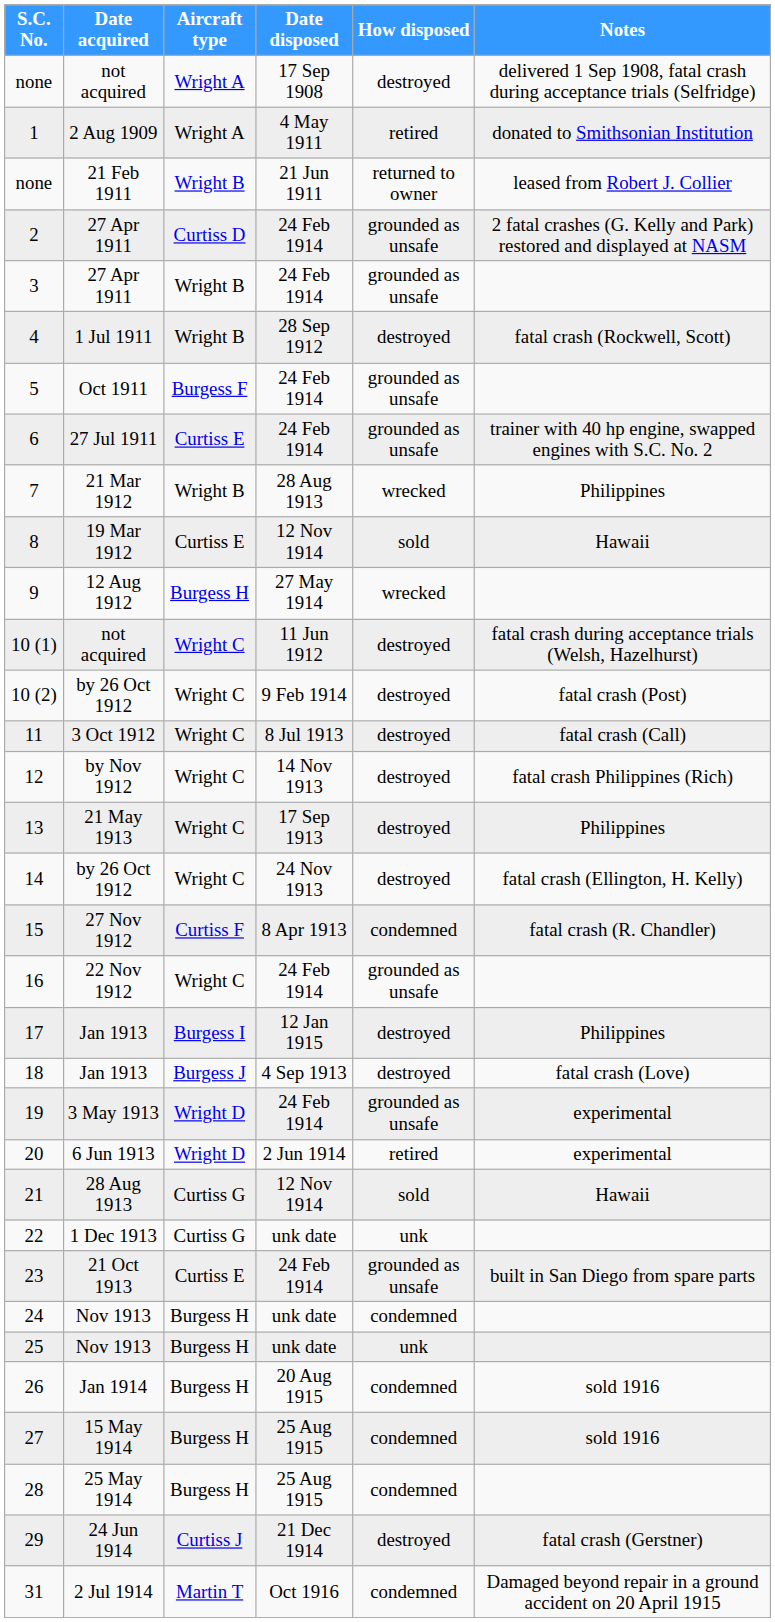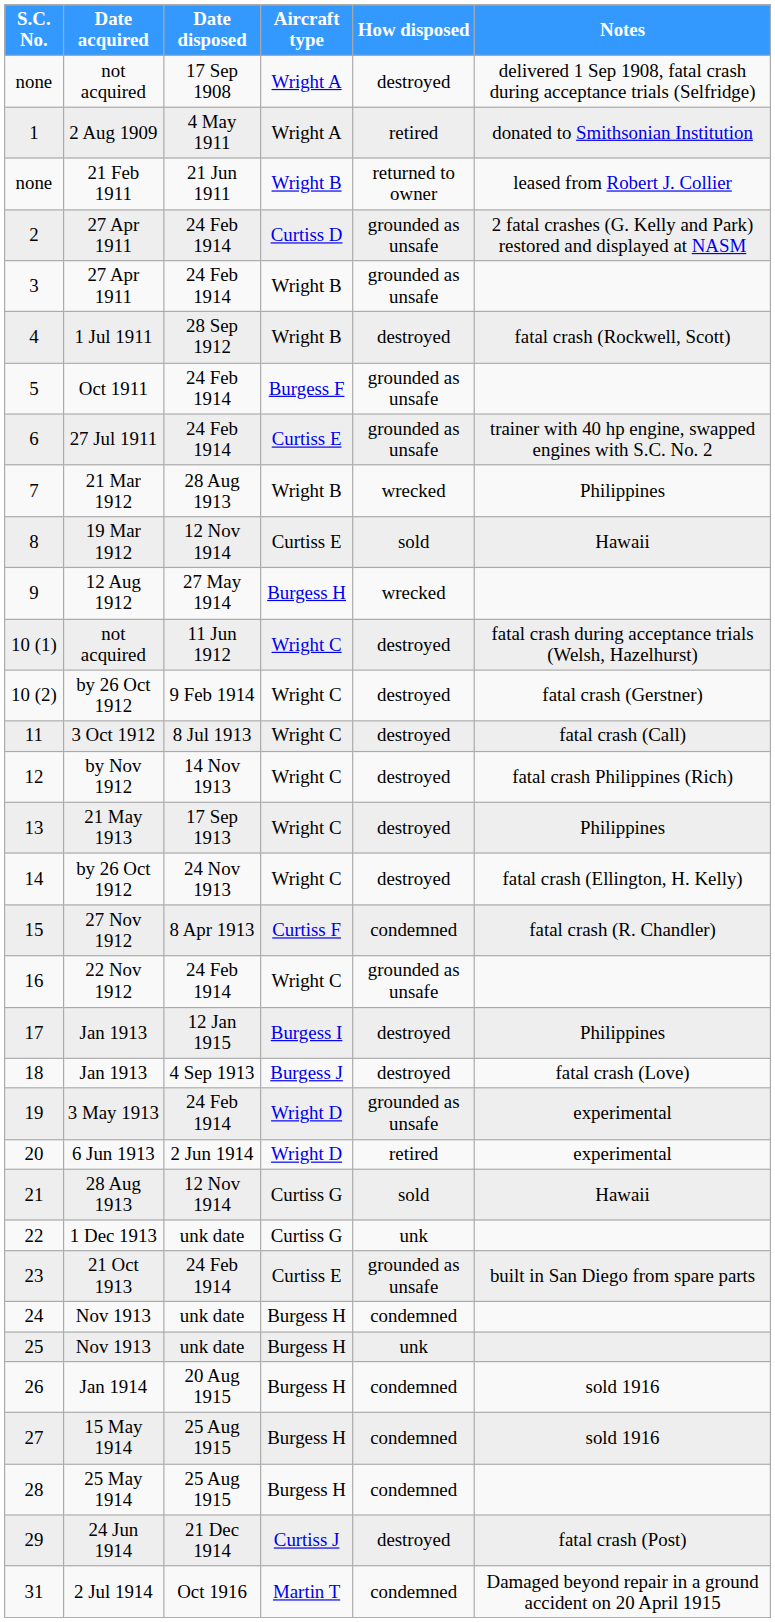columns swapped: (210, 30) <-> (304, 30)
(623, 695) fatal crash (Post) -> (623, 695) fatal crash (Gerstner)
(623, 1540) fatal crash (Gerstner) -> (623, 1540) fatal crash (Post)
